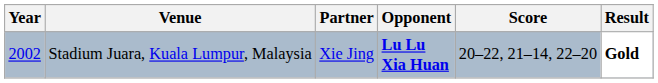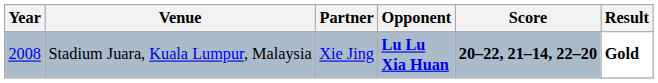(25, 54) 2002 -> (25, 54) 2008
(528, 54) normal -> (528, 54) bold
